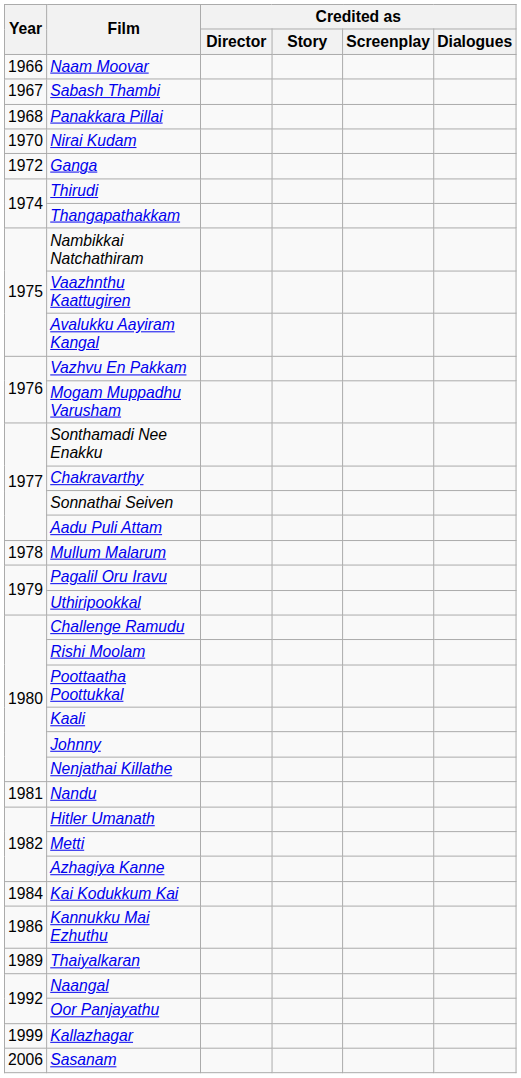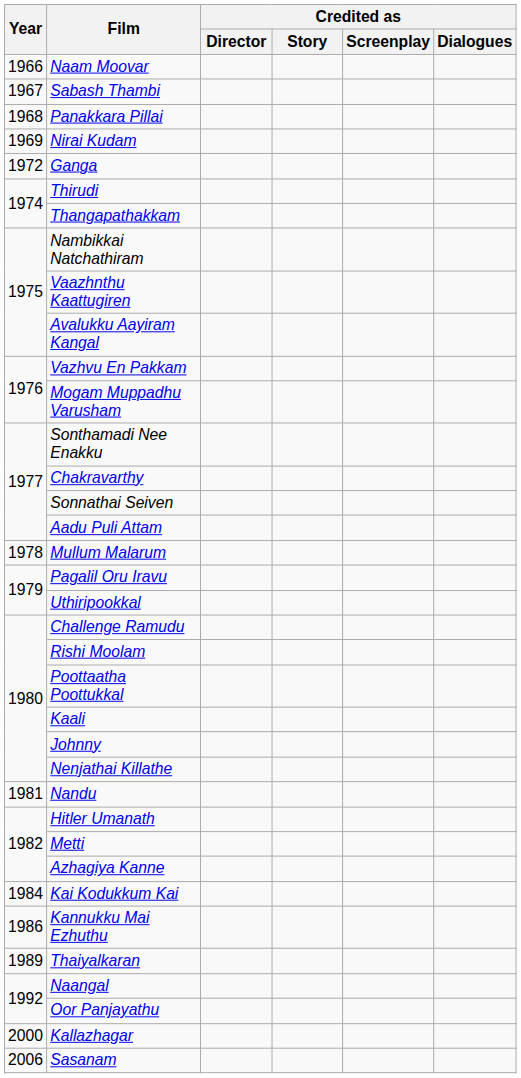(26, 141) 1970 -> (26, 141) 1969
(26, 1035) 1999 -> (26, 1035) 2000
